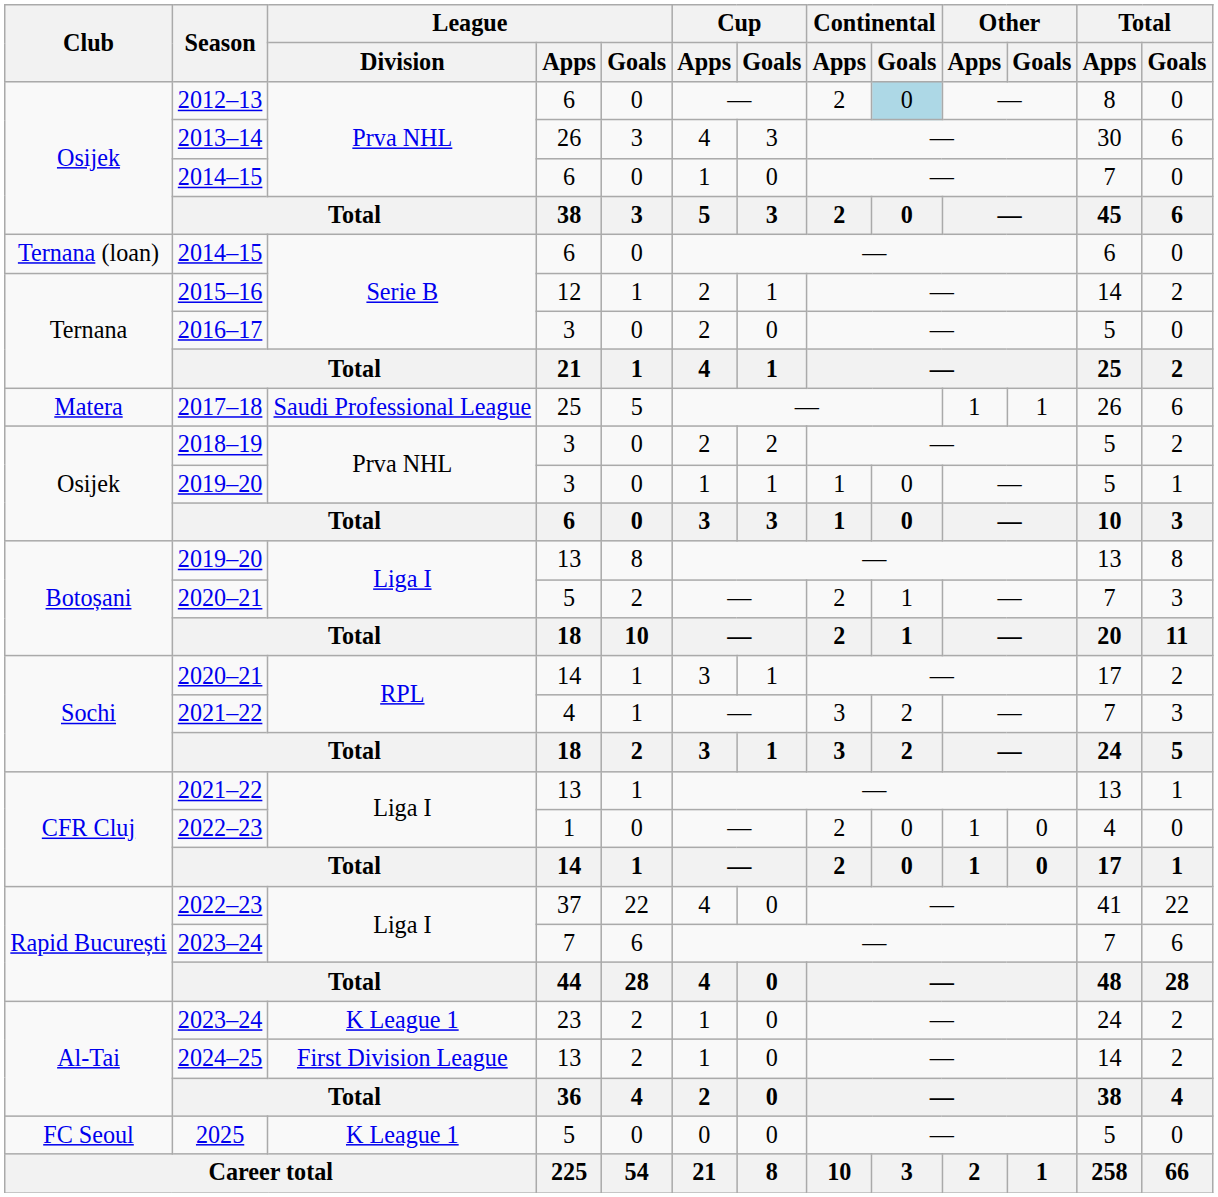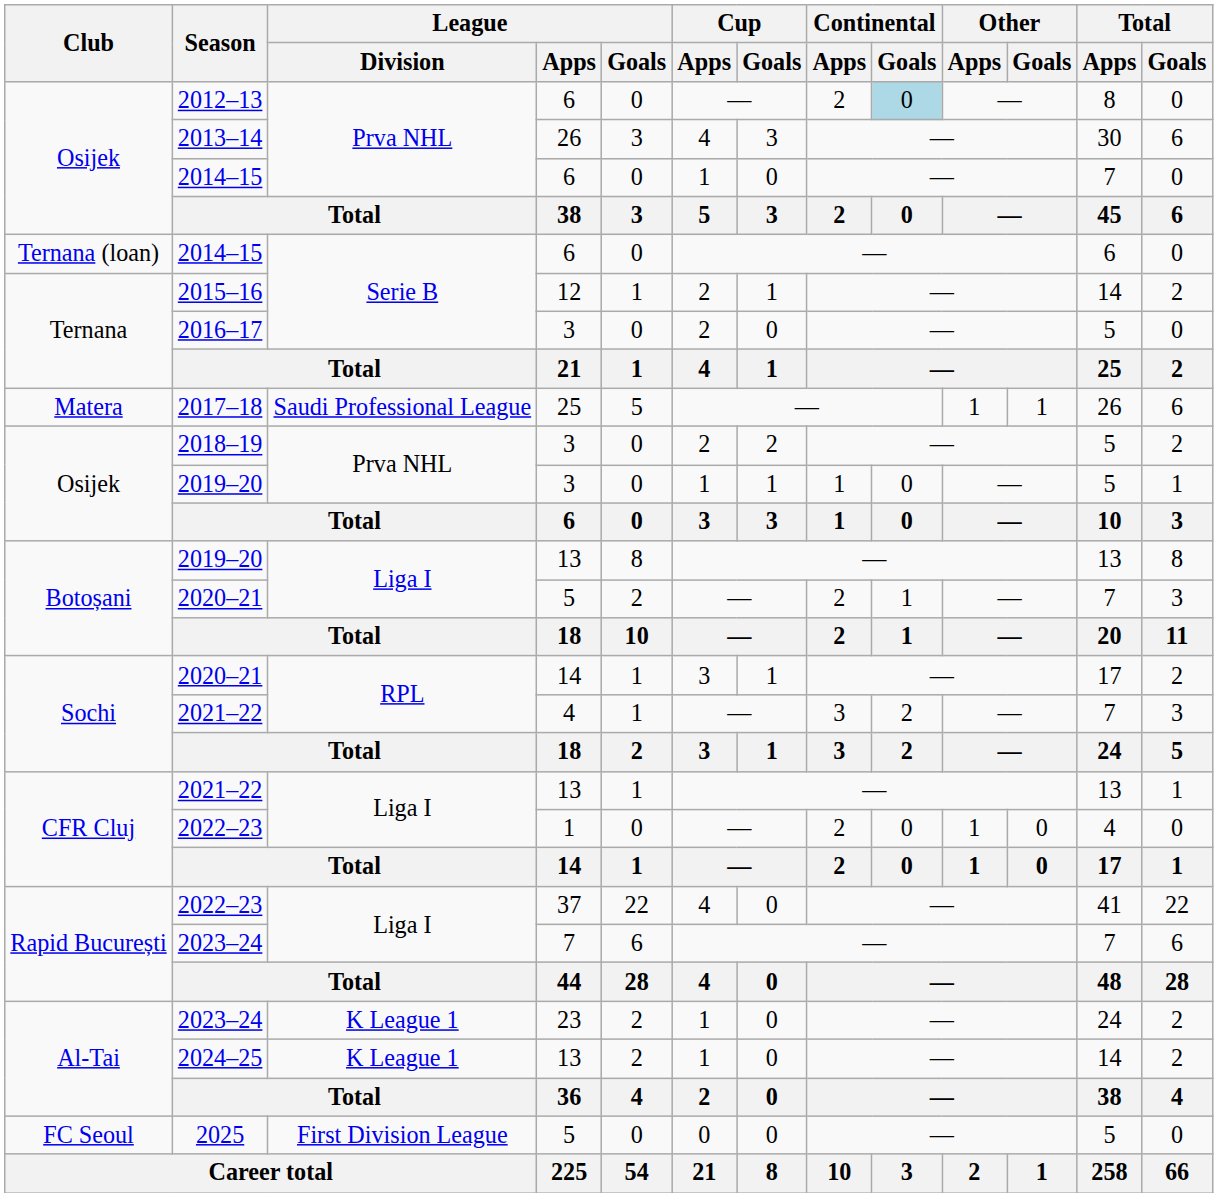(402, 1058) First Division League -> (402, 1058) K League 1
(402, 1134) K League 1 -> (402, 1134) First Division League
